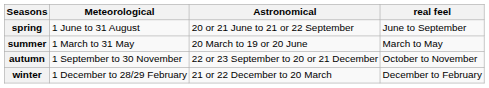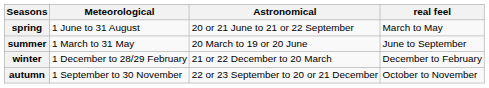(425, 28) June to September -> (413, 28) March to May
(413, 43) March to May -> (425, 43) June to September
rows swapped: (27, 59) <-> (27, 75)
